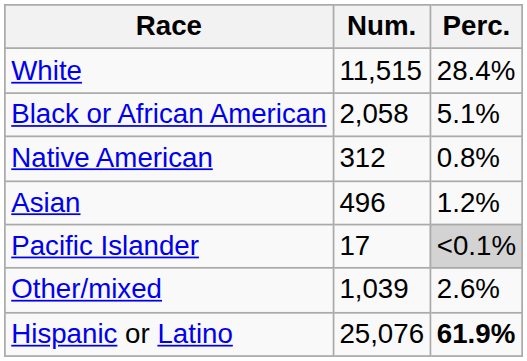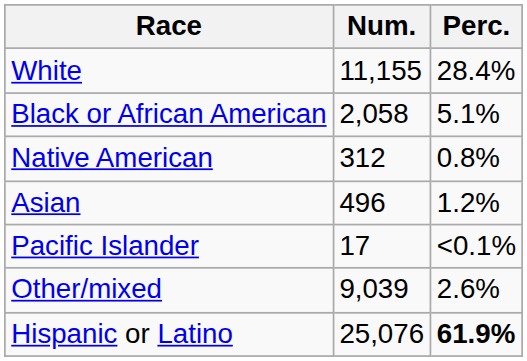(381, 70) 11,515 -> (381, 70) 11,155
(476, 245) lightgrey background -> (476, 245) no background
(374, 289) 1,039 -> (374, 289) 9,039
